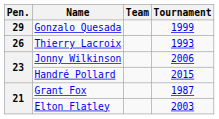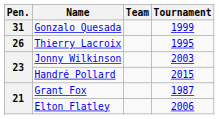(18, 28) 29 -> (18, 28) 31
(183, 44) 1993 -> (183, 44) 1995
(183, 59) 2006 -> (183, 59) 2003
(183, 106) 2003 -> (183, 106) 2006
